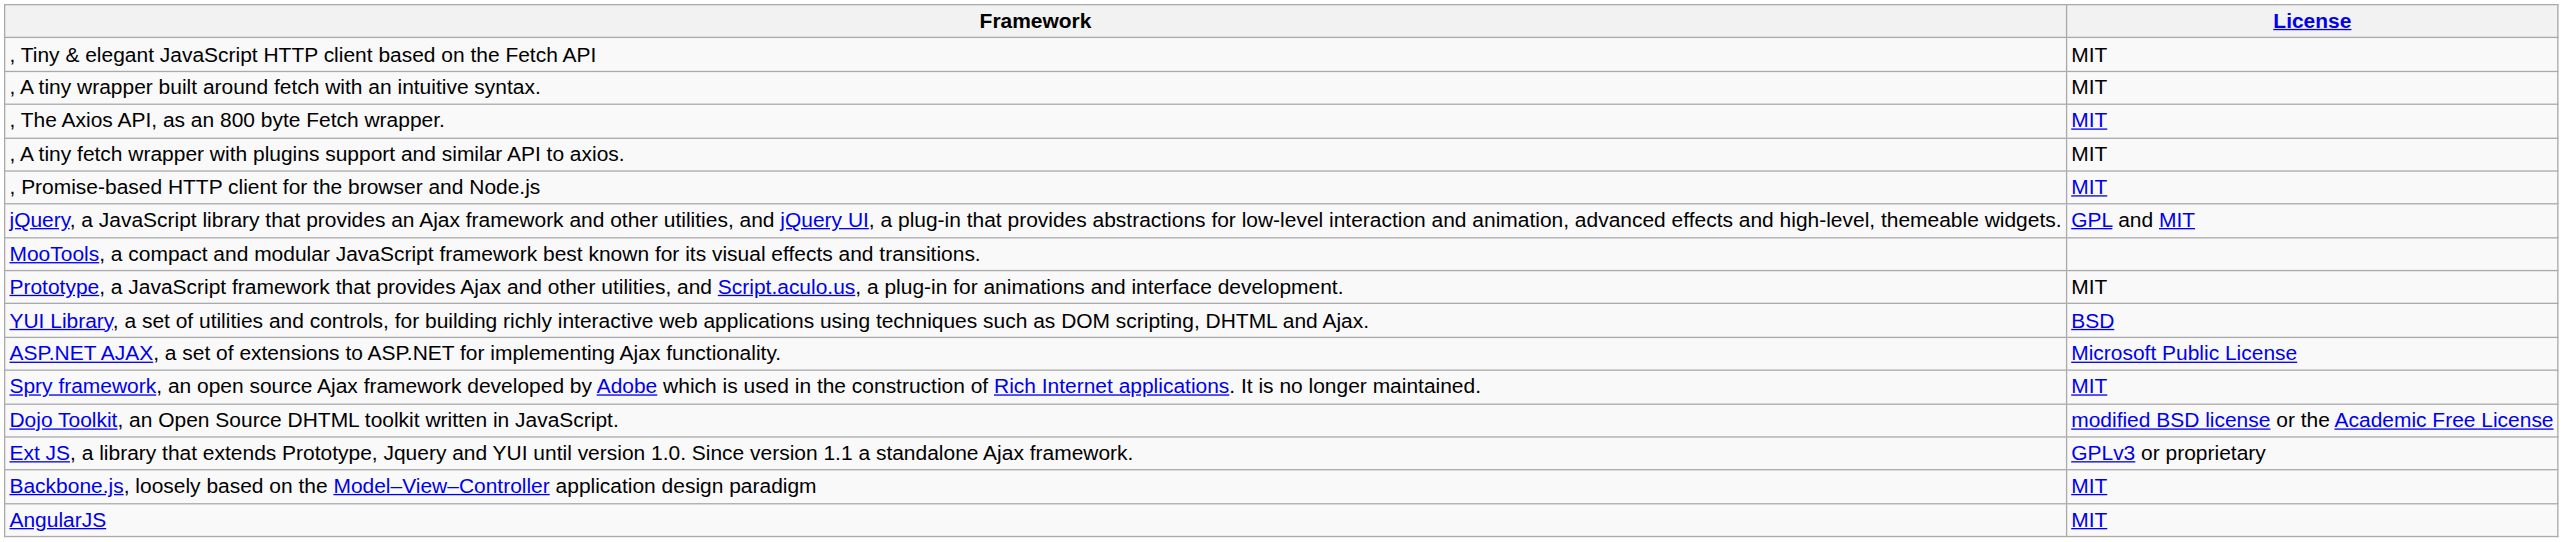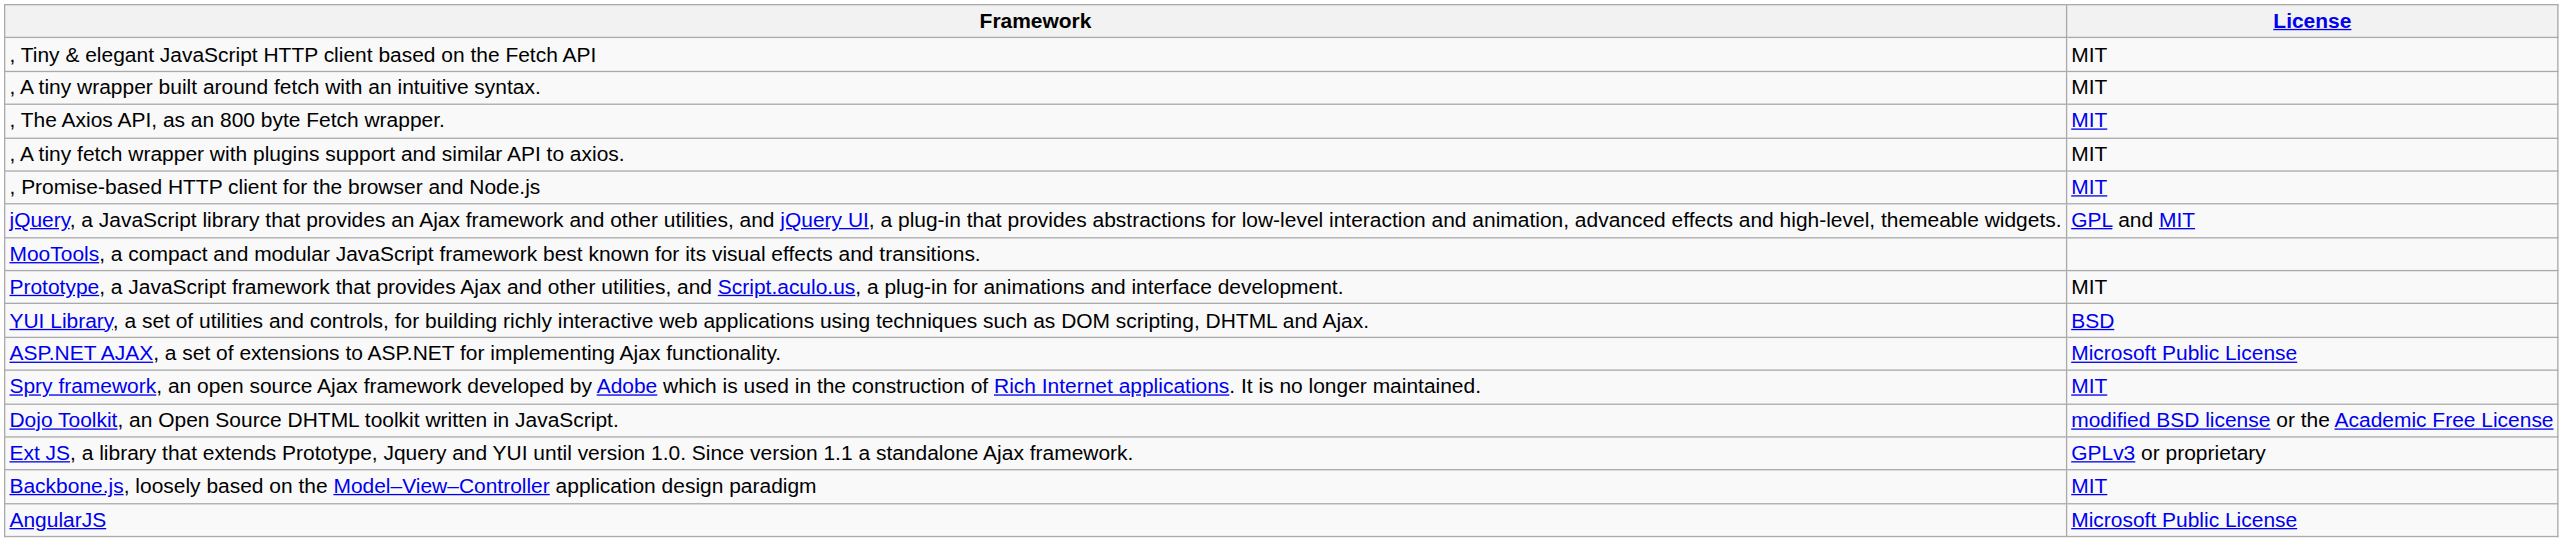(2089, 519) MIT -> (2184, 519) Microsoft Public License
